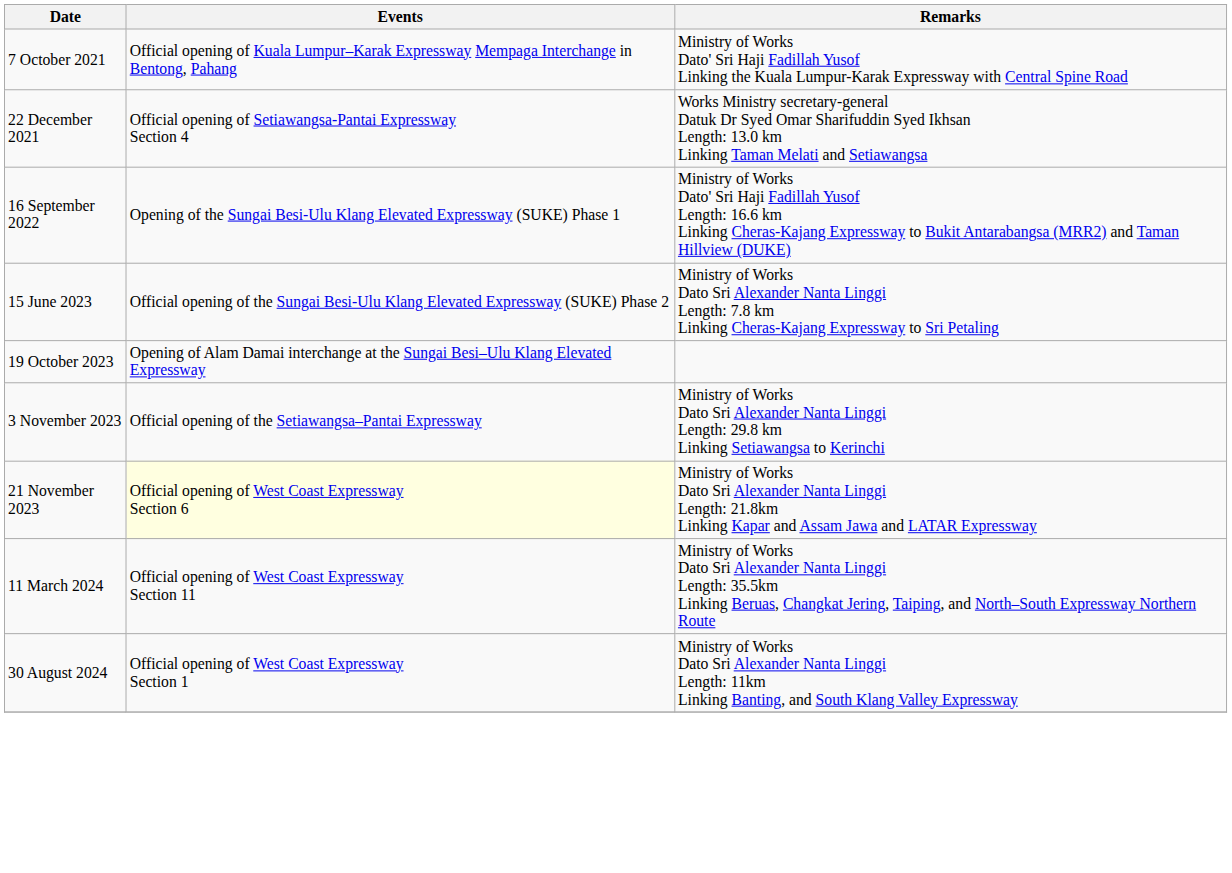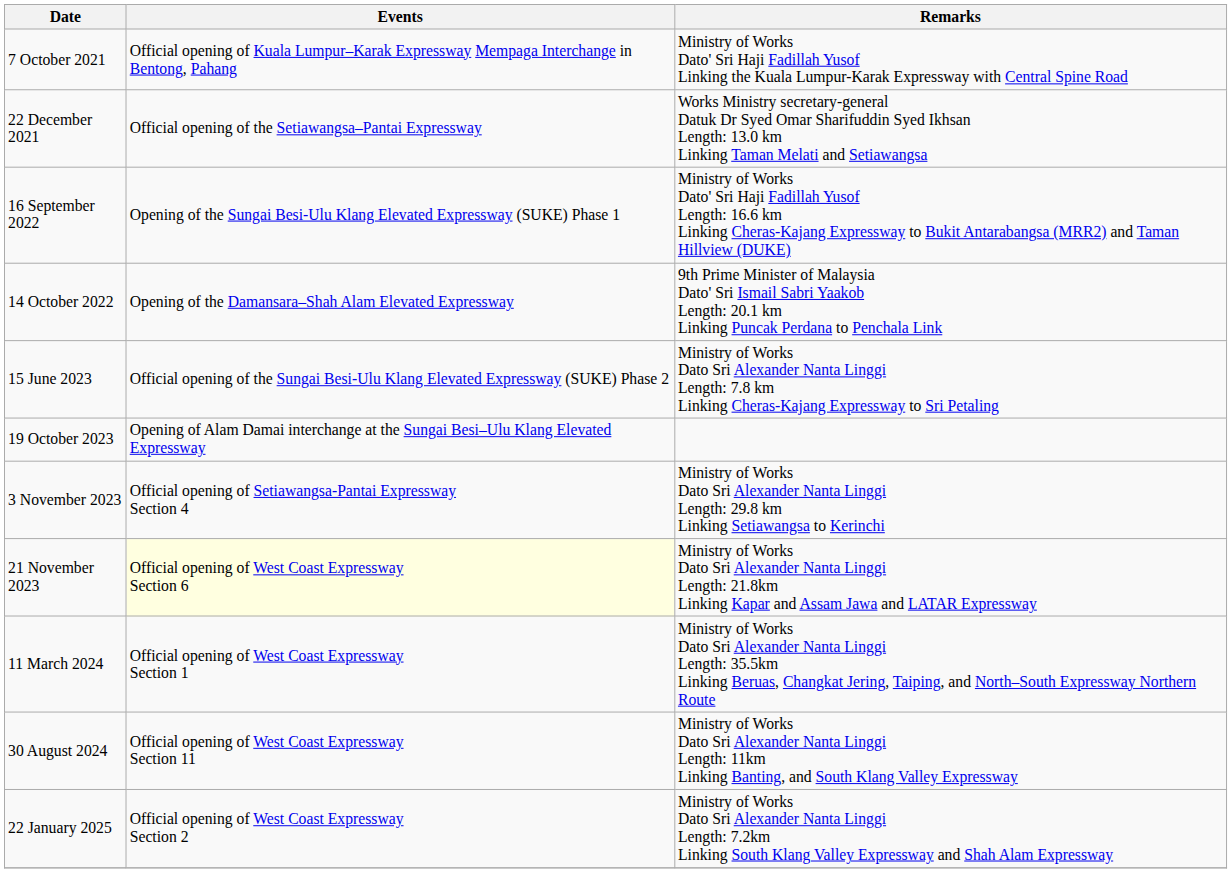(293, 128) Official opening of Setiawangsa-Pantai Expressway Section 4 -> (306, 128) Official opening of the Setiawangsa–Pantai Expressway
+ row: (61, 301)
(306, 421) Official opening of the Setiawangsa–Pantai Expressway -> (293, 499) Official opening of Setiawangsa-Pantai Expressway Section 4
(267, 586) Official opening of West Coast Expressway Section 11 -> (267, 664) Official opening of West Coast Expressway Section 1
(267, 672) Official opening of West Coast Expressway Section 1 -> (267, 750) Official opening of West Coast Expressway Section 11
+ row: (60, 828)
